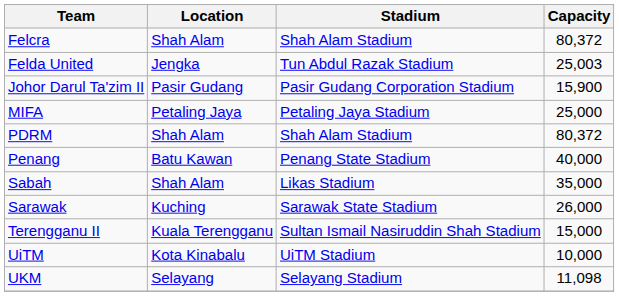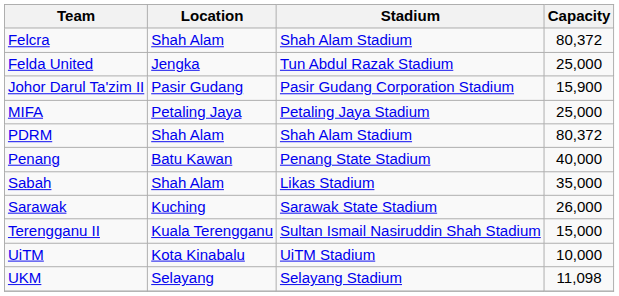(579, 64) 25,003 -> (579, 64) 25,000
